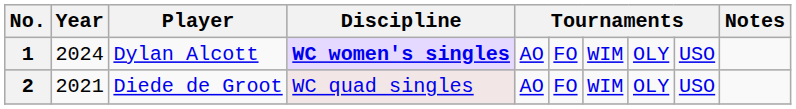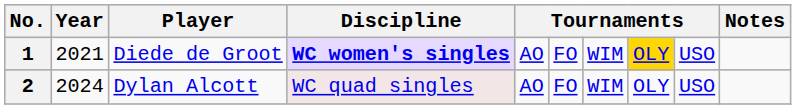(80, 54) 2024 -> (80, 54) 2021
(186, 54) Dylan Alcott -> (198, 54) Diede de Groot
(651, 54) no background -> (651, 54) gold background
(80, 87) 2021 -> (80, 87) 2024
(198, 87) Diede de Groot -> (186, 87) Dylan Alcott
